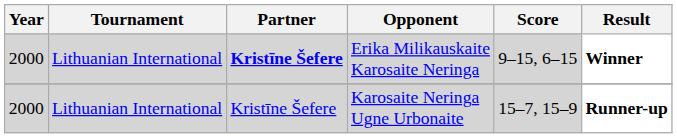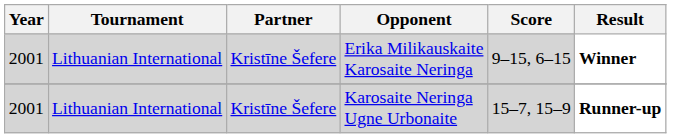(26, 58) 2000 -> (26, 58) 2001
(287, 58) bold -> (283, 58) normal
(26, 108) 2000 -> (26, 108) 2001
